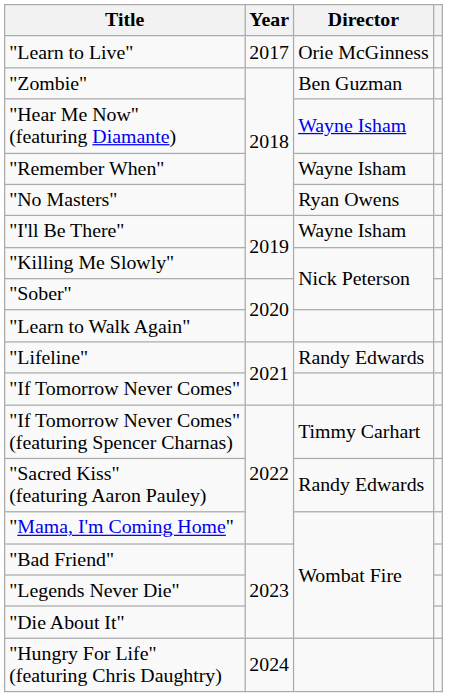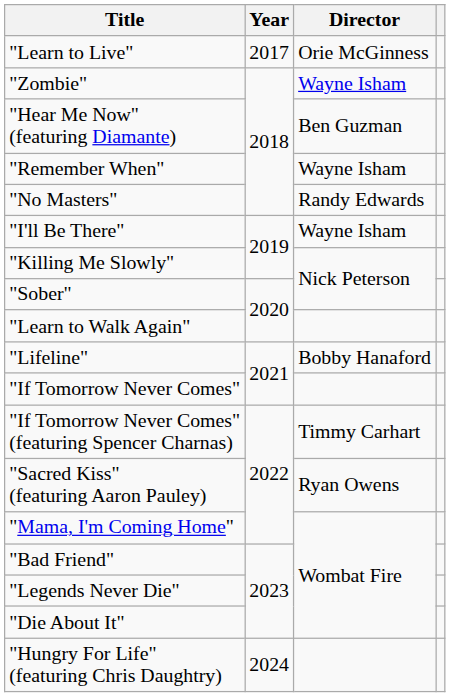(350, 83) Ben Guzman -> (352, 83) Wayne Isham
(352, 125) Wayne Isham -> (350, 125) Ben Guzman
(349, 199) Ryan Owens -> (361, 199) Randy Edwards
(361, 357) Randy Edwards -> (365, 357) Bobby Hanaford
(361, 485) Randy Edwards -> (349, 485) Ryan Owens
